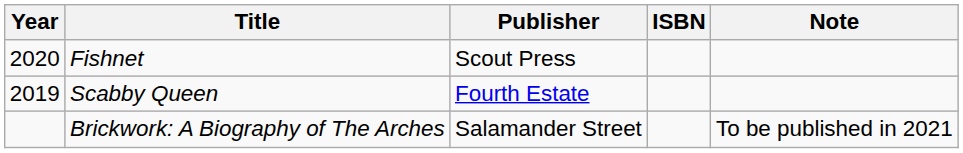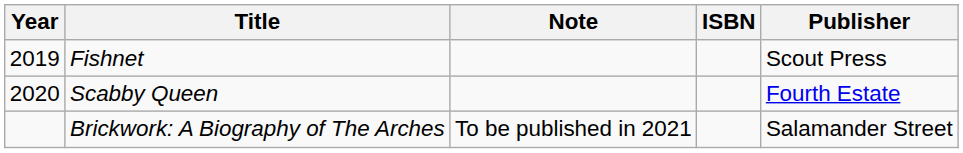columns swapped: (548, 22) <-> (834, 22)
(35, 57) 2020 -> (35, 57) 2019
(35, 93) 2019 -> (35, 93) 2020
